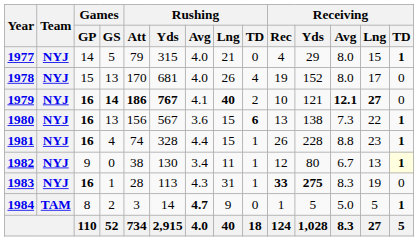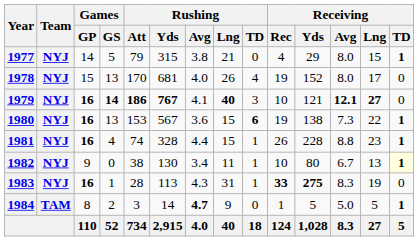(200, 57) 4.0 -> (200, 57) 3.8
(255, 99) 2 -> (255, 99) 3
(137, 120) 156 -> (137, 120) 153
(281, 120) 13 -> (281, 120) 19
(281, 162) 12 -> (281, 162) 10
